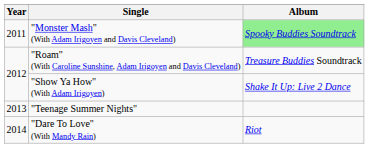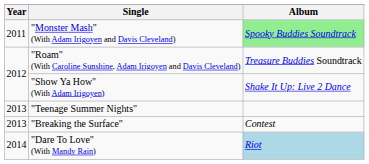+ row: (77, 124)
(253, 130) no background -> (253, 145) lightblue background
